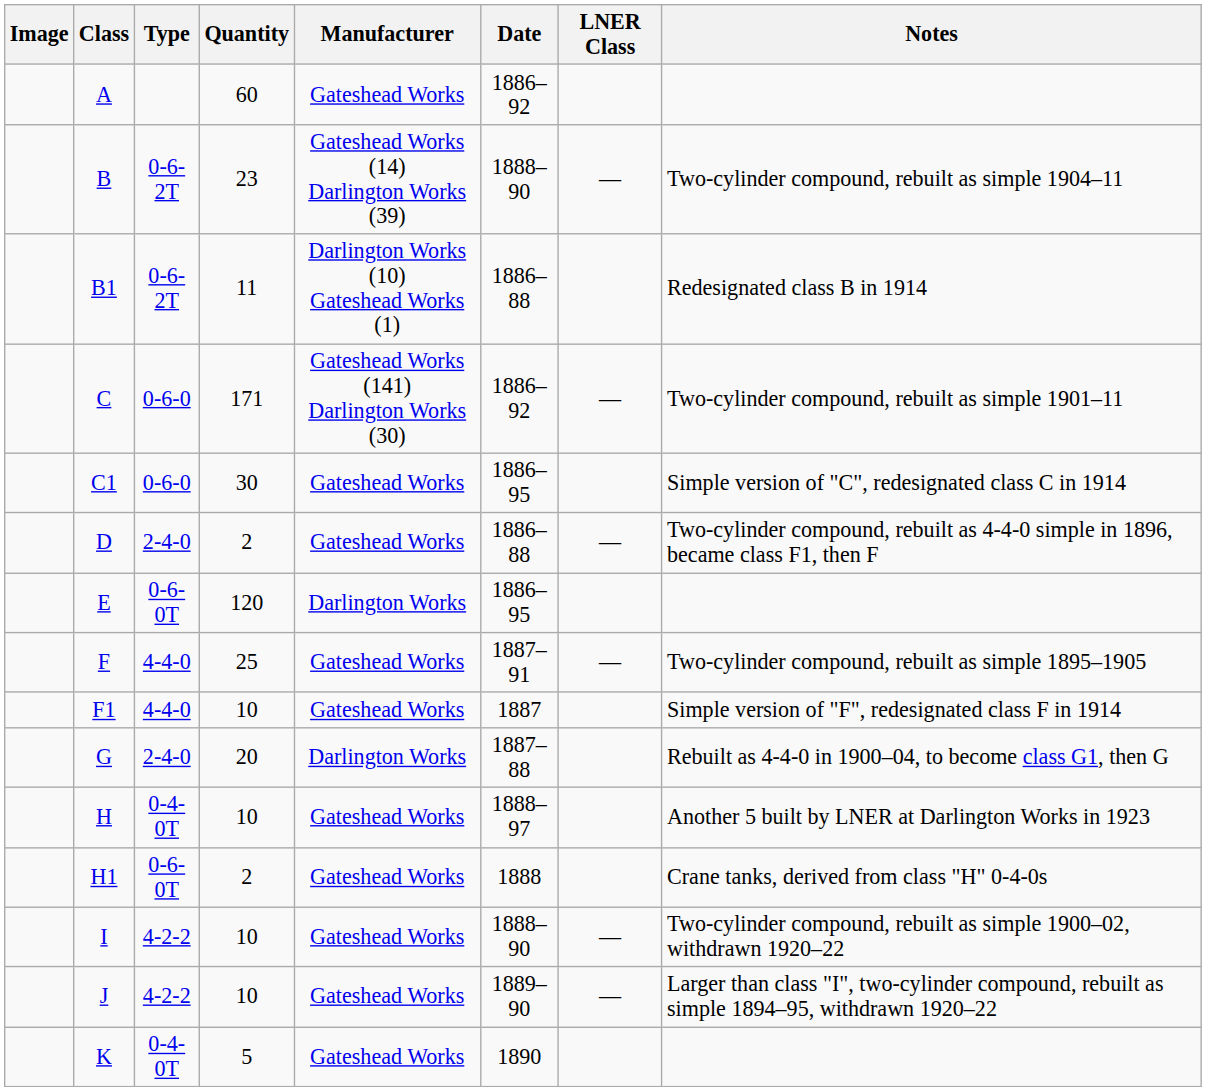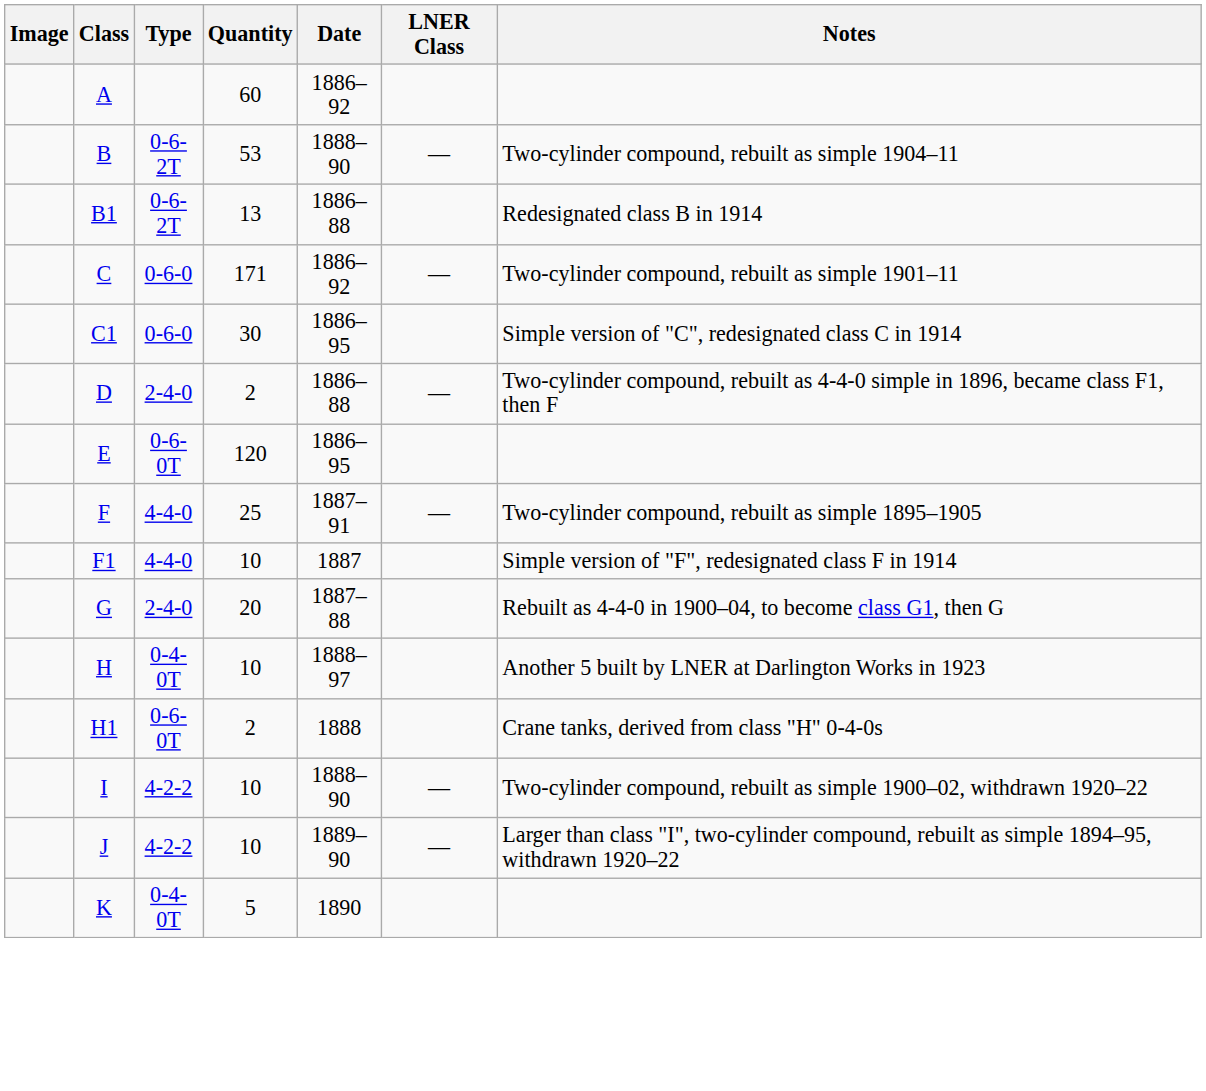- column: (387, 34)
(247, 178) 23 -> (250, 154) 53
(247, 288) 11 -> (250, 214) 13
